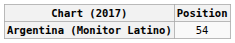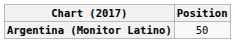(202, 30) 54 -> (202, 30) 50
